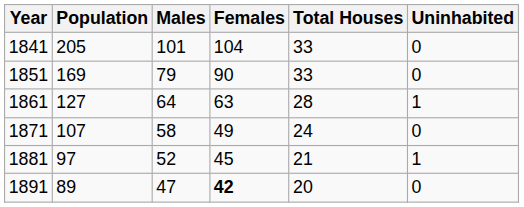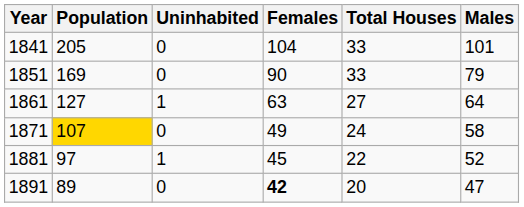columns swapped: (181, 18) <-> (463, 18)
(303, 103) 28 -> (356, 103) 27
(71, 131) no background -> (71, 131) gold background
(303, 159) 21 -> (356, 159) 22
